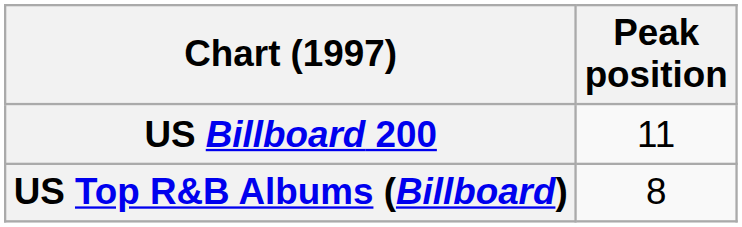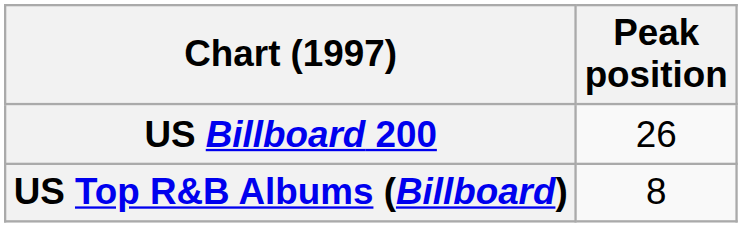(656, 133) 11 -> (656, 133) 26
